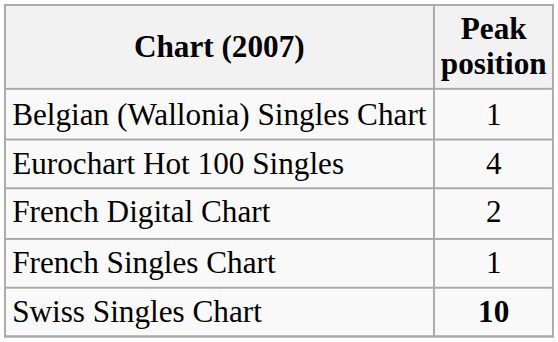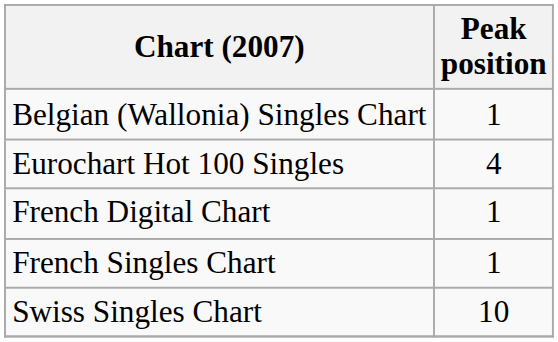(494, 212) 2 -> (494, 212) 1
(494, 311) bold -> (494, 311) normal
